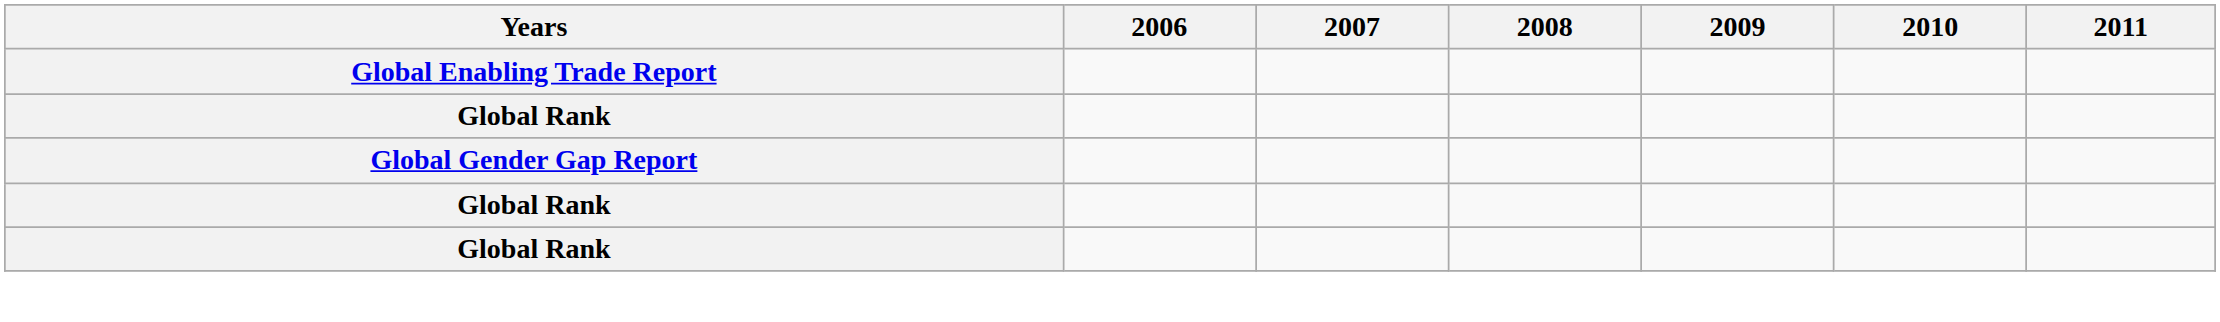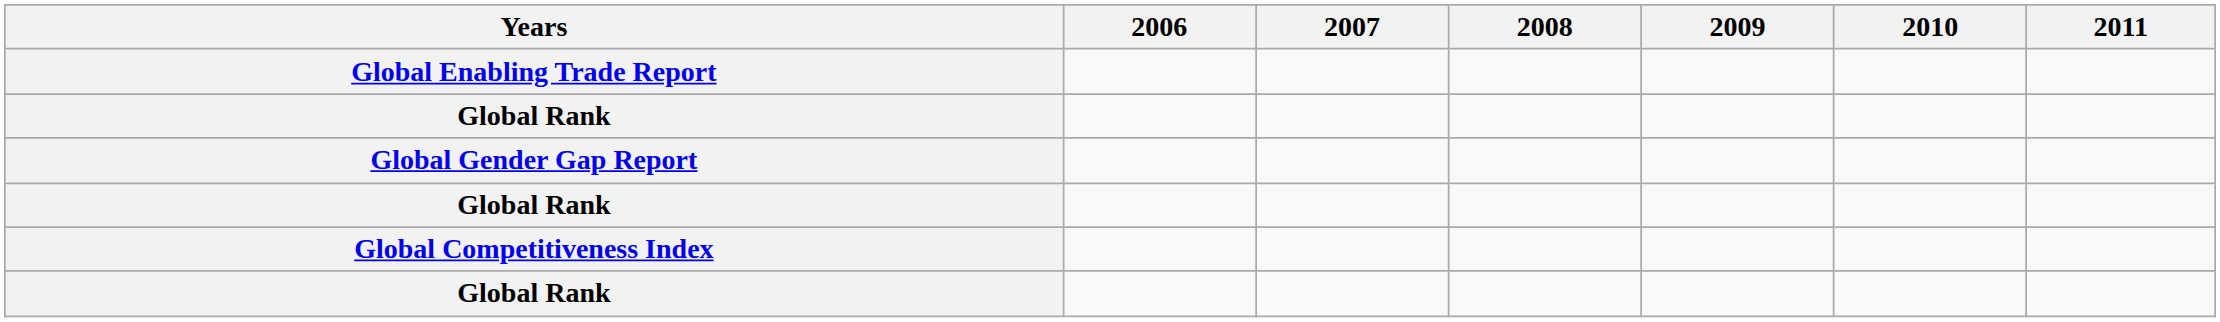+ row: (534, 248)
